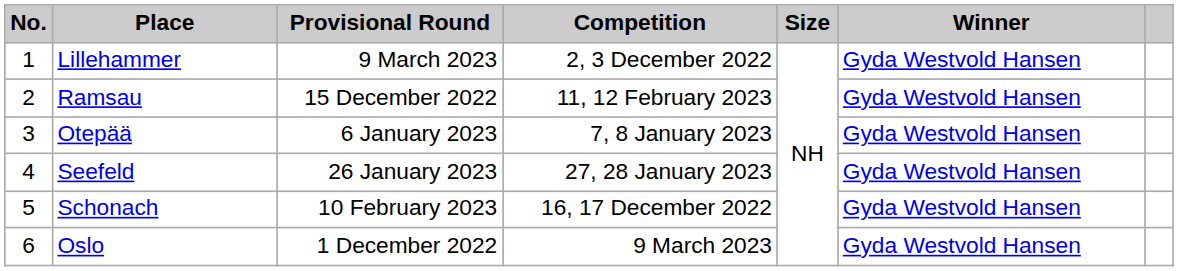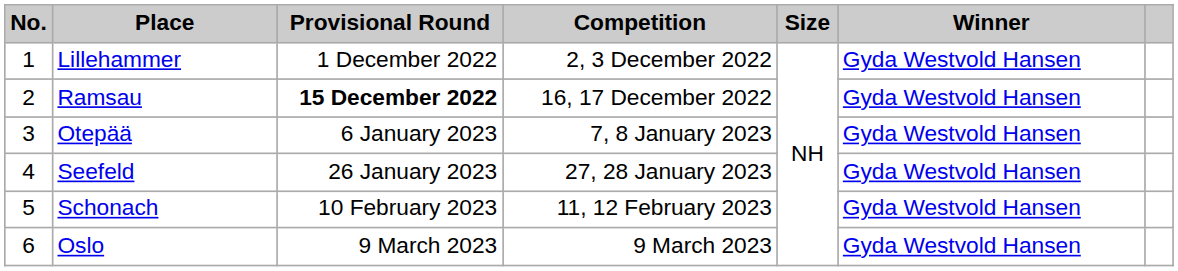(428, 59) 9 March 2023 -> (407, 59) 1 December 2022
(401, 97) normal -> (398, 97) bold
(664, 97) 11, 12 February 2023 -> (657, 97) 16, 17 December 2022
(657, 208) 16, 17 December 2022 -> (664, 208) 11, 12 February 2023
(407, 245) 1 December 2022 -> (428, 245) 9 March 2023
